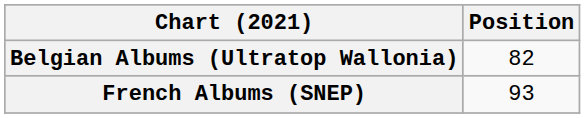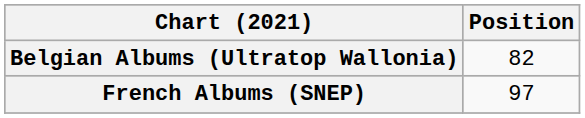(522, 94) 93 -> (522, 94) 97
